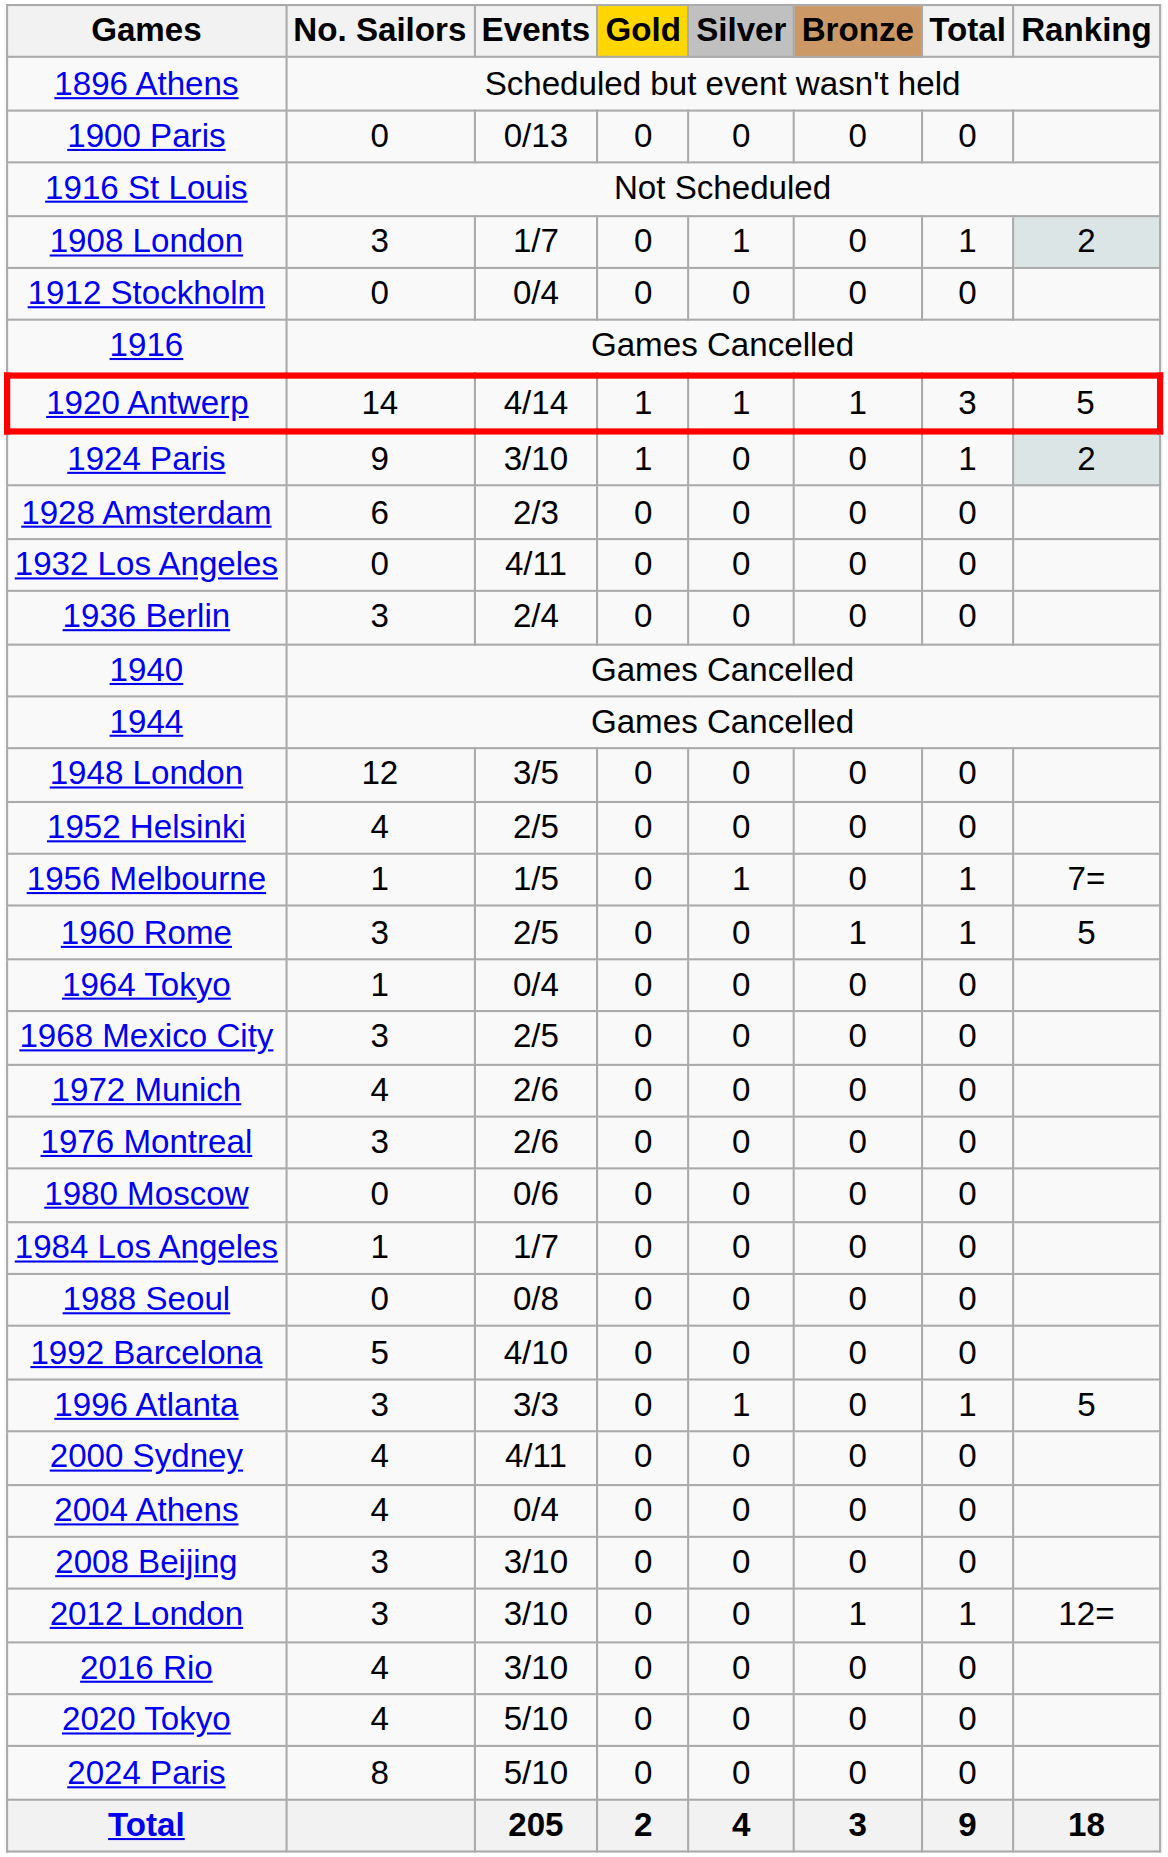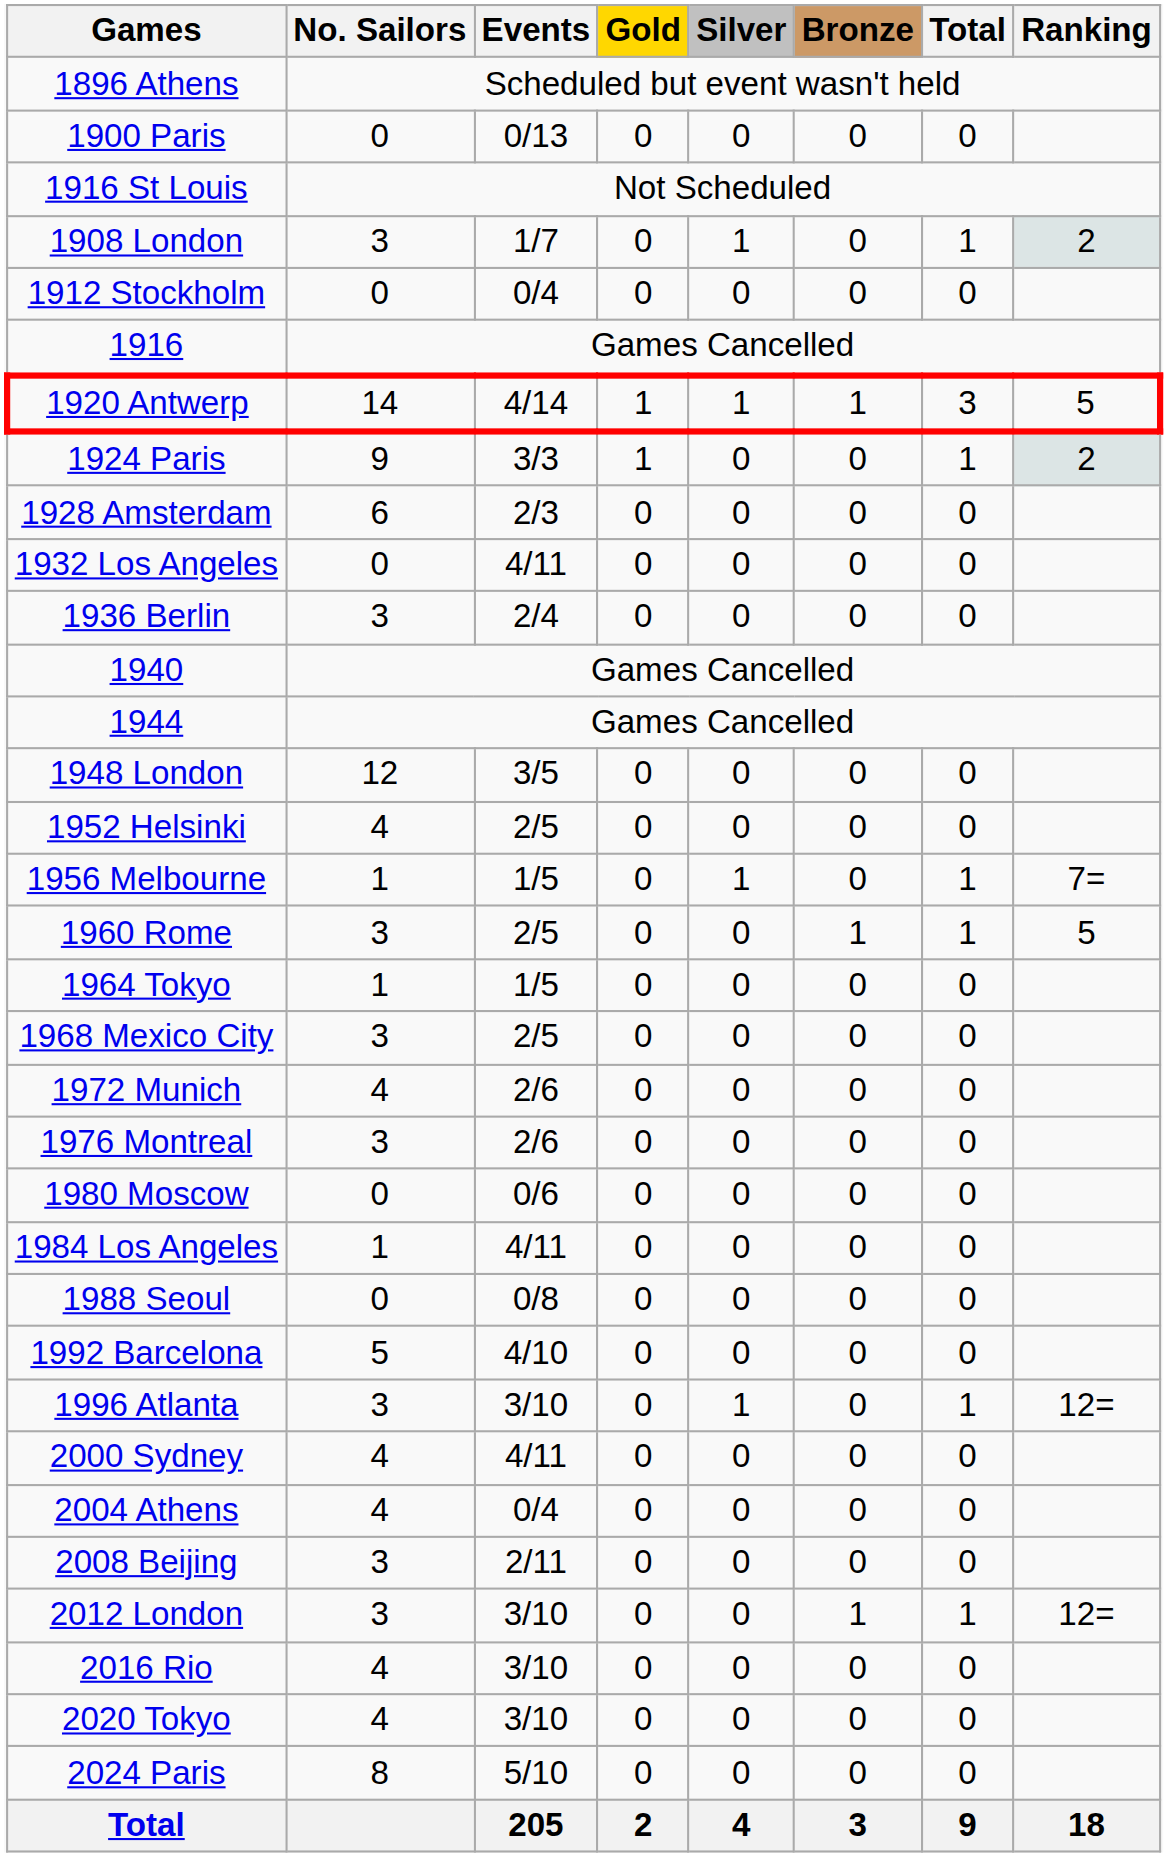(536, 459) 3/10 -> (536, 459) 3/3
(536, 984) 0/4 -> (536, 984) 1/5
(536, 1247) 1/7 -> (536, 1247) 4/11
(536, 1404) 3/3 -> (536, 1404) 3/10
(1086, 1404) 5 -> (1086, 1404) 12=
(536, 1562) 3/10 -> (536, 1562) 2/11
(536, 1719) 5/10 -> (536, 1719) 3/10
